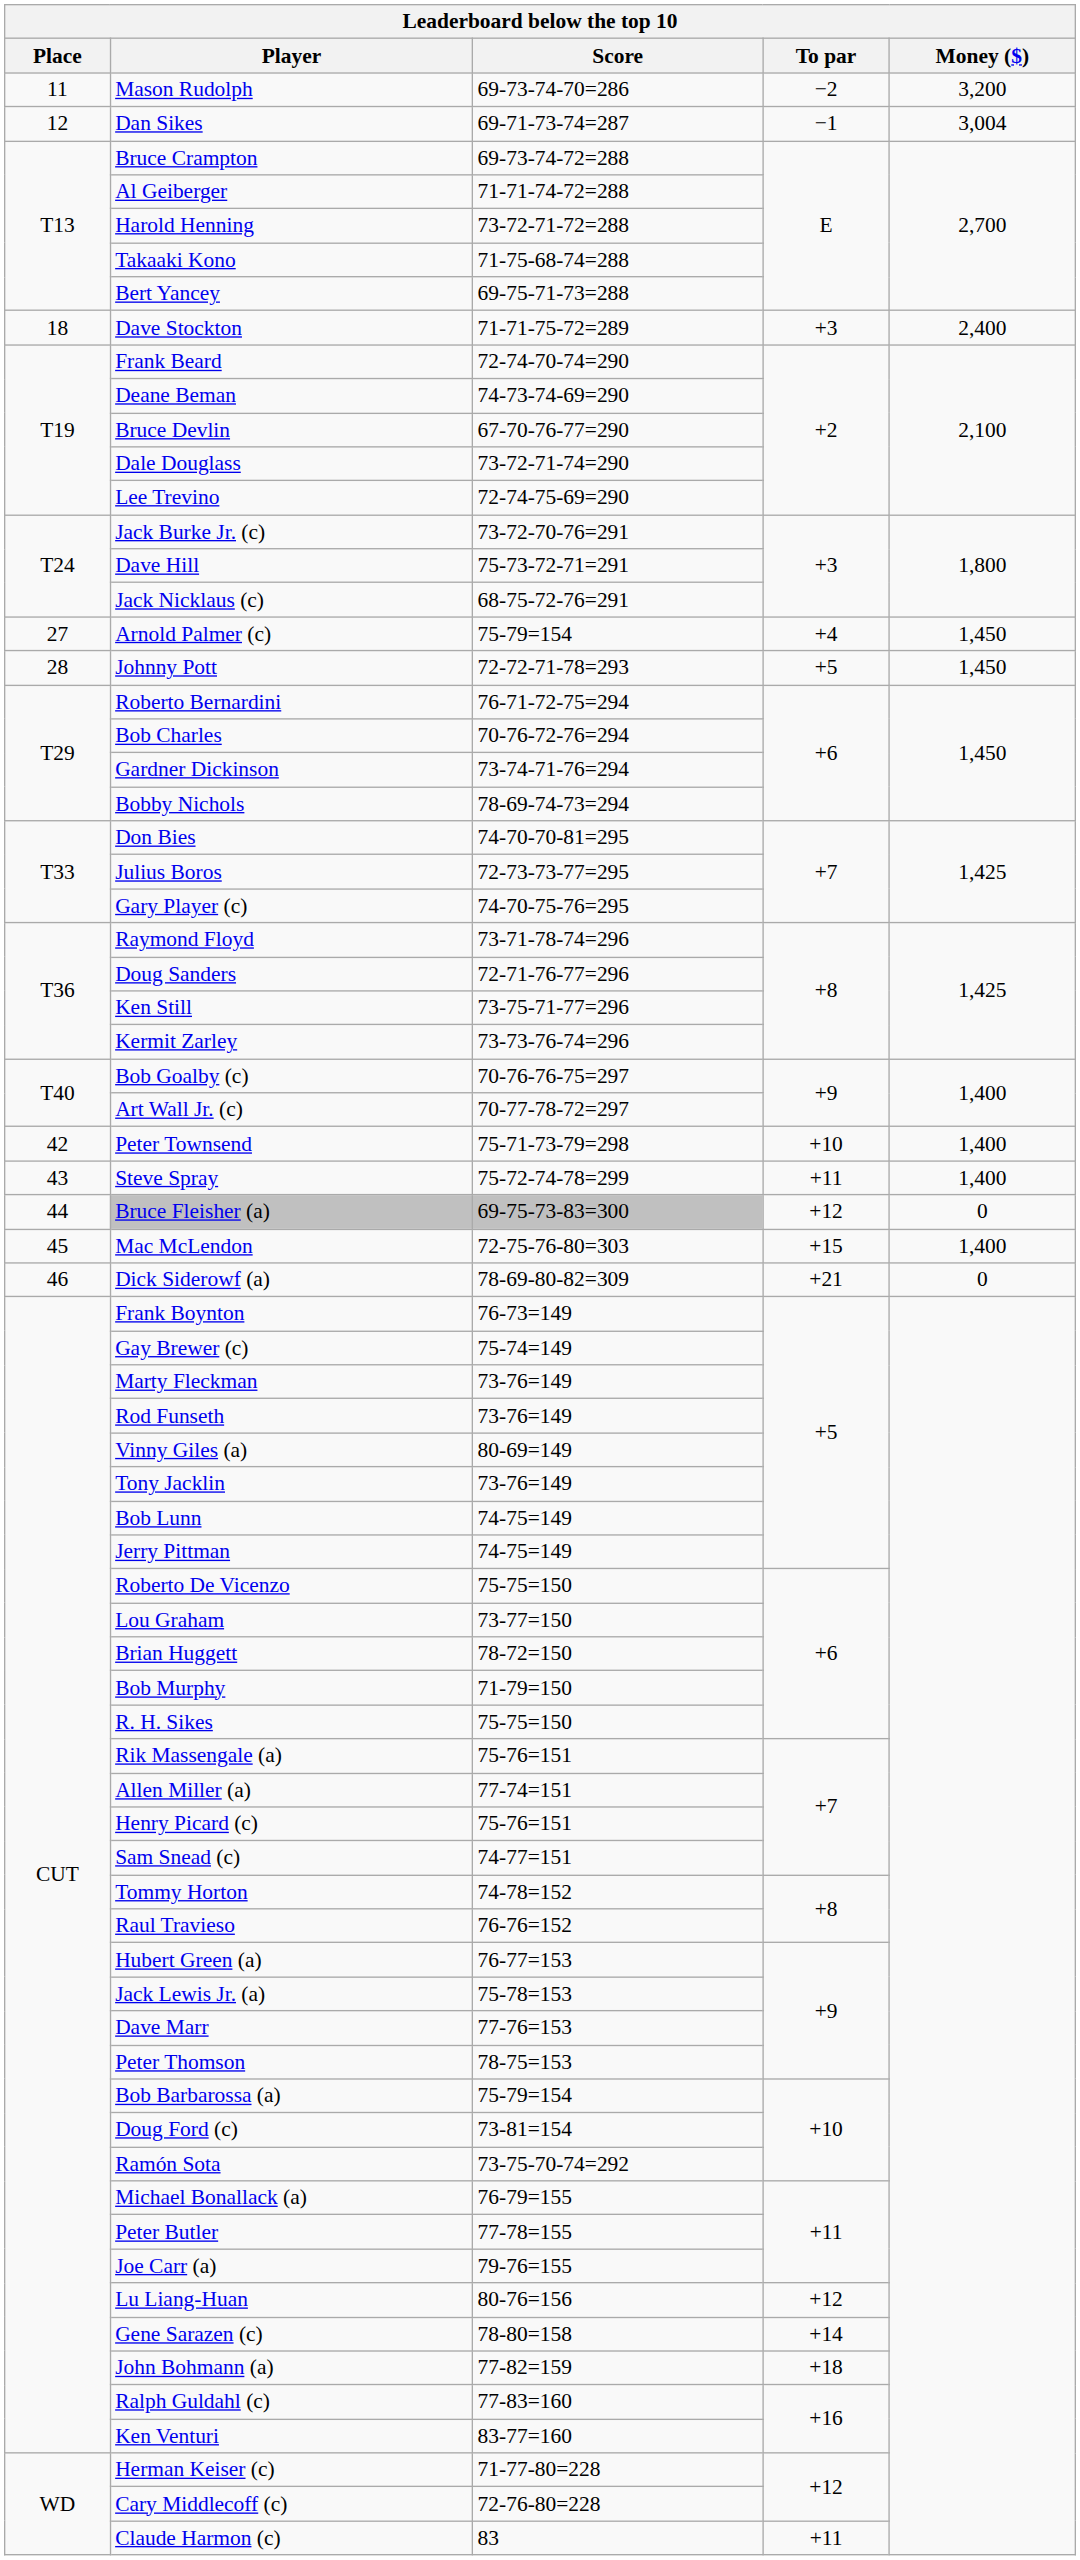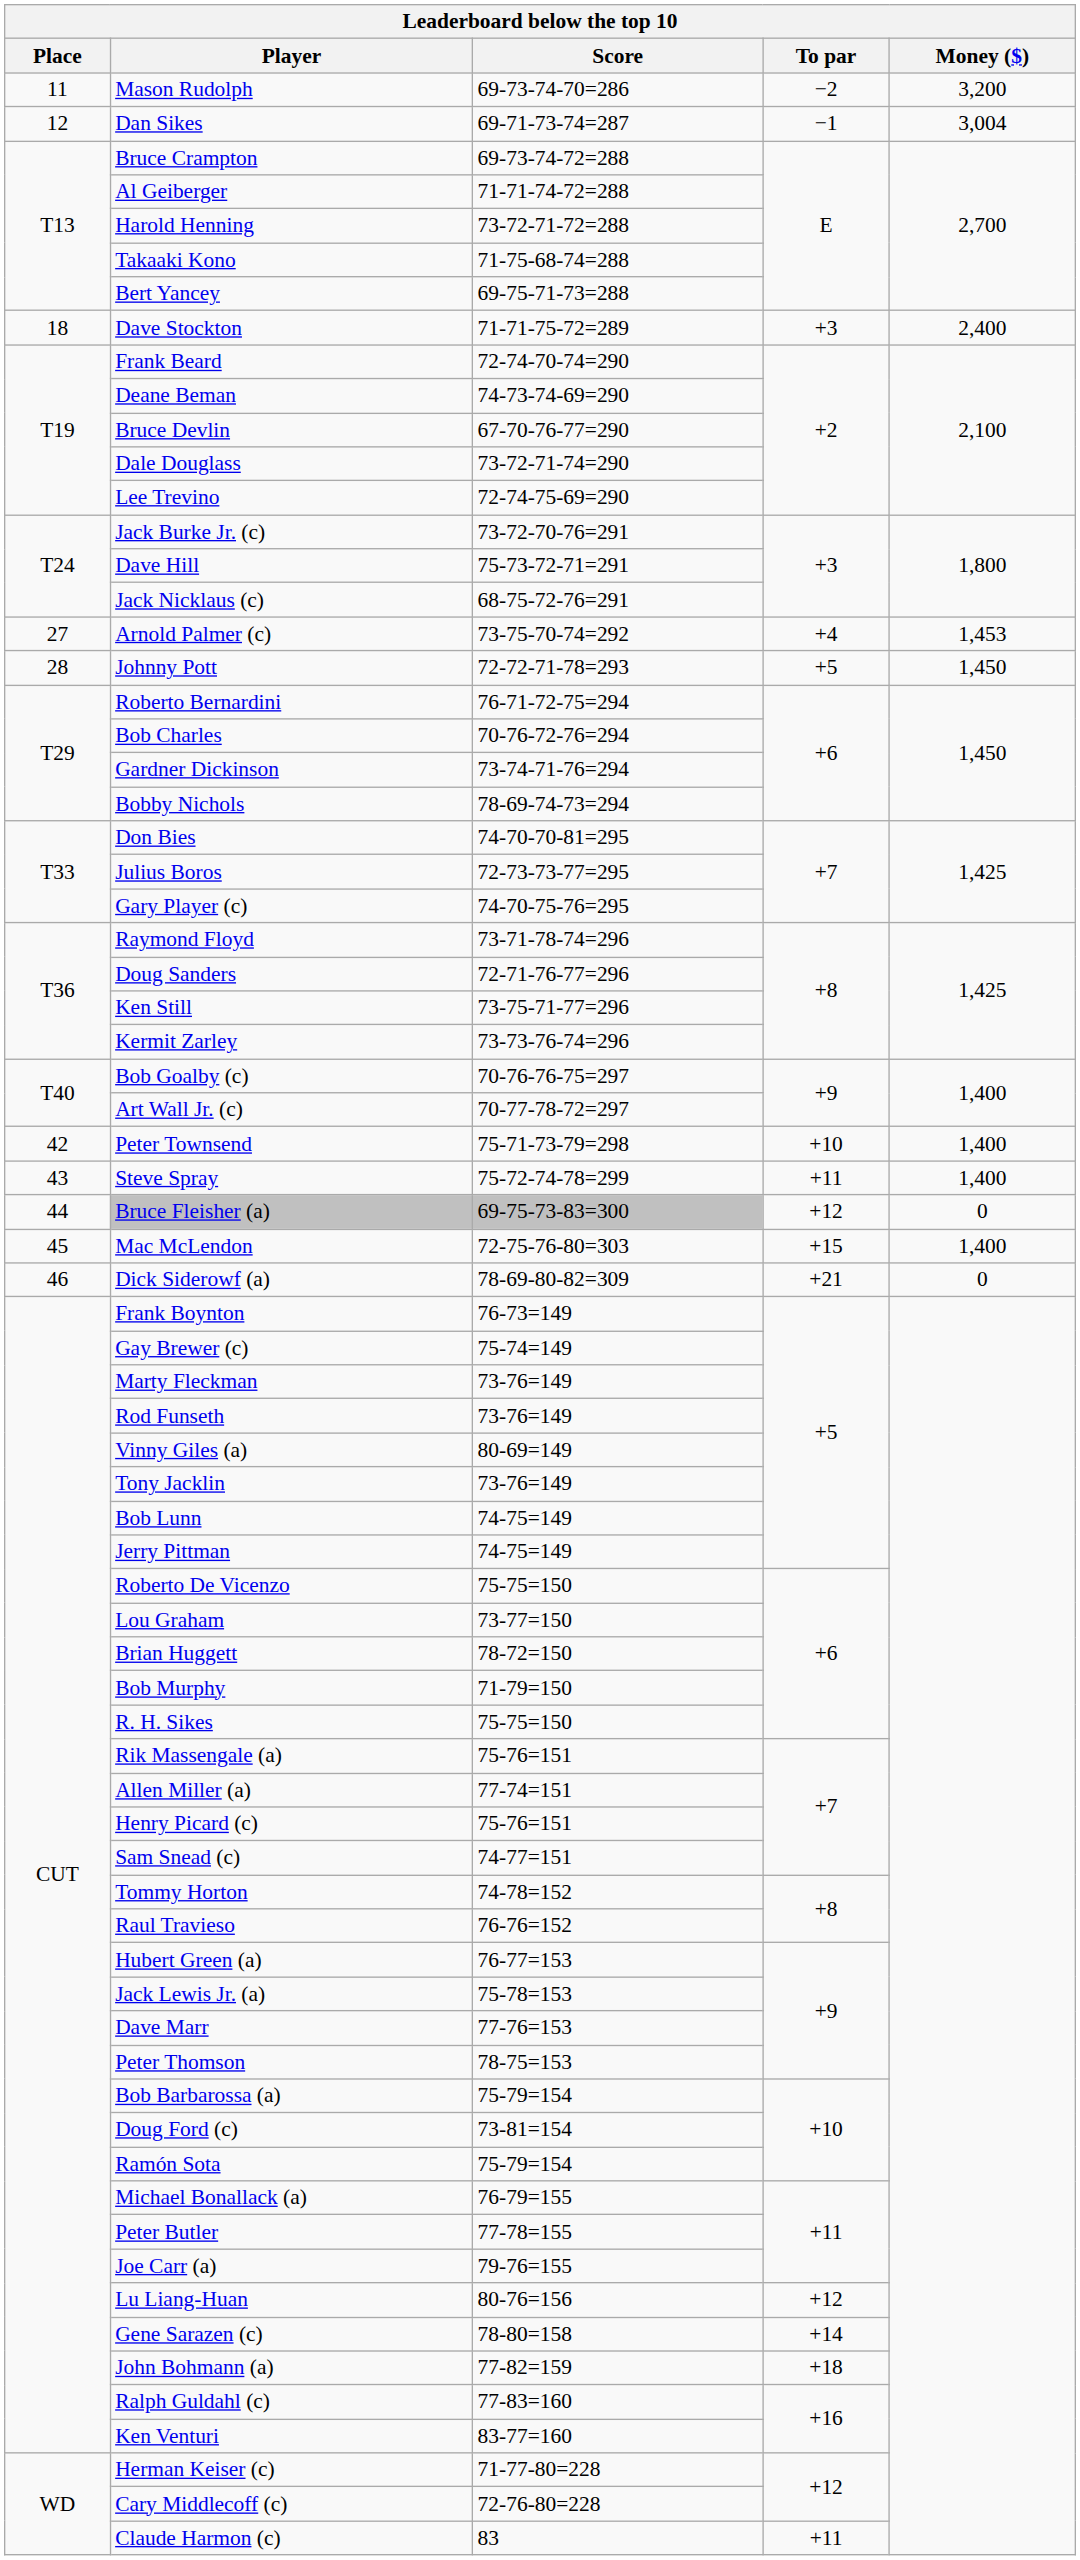(525, 633) 75-79=154 -> (553, 633) 73-75-70-74=292
(982, 633) 1,450 -> (982, 633) 1,453
(553, 2163) 73-75-70-74=292 -> (525, 2163) 75-79=154
